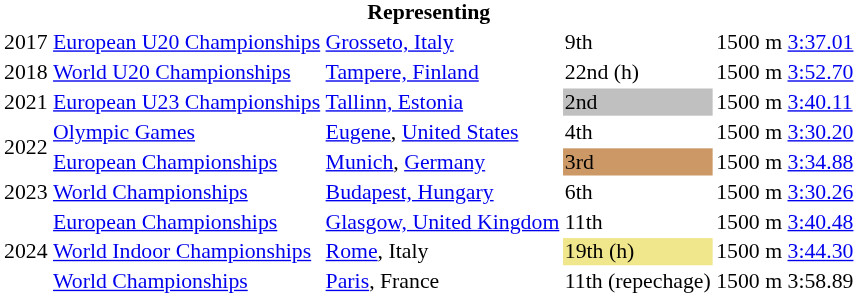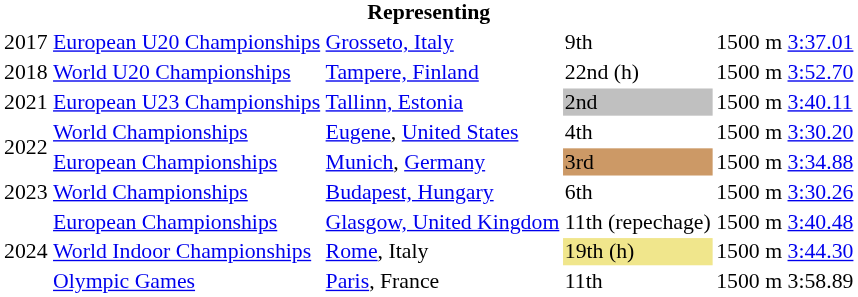(124, 131) Olympic Games -> (150, 131) World Championships
(584, 221) 11th -> (638, 221) 11th (repechage)
(150, 281) World Championships -> (124, 281) Olympic Games
(638, 281) 11th (repechage) -> (584, 281) 11th
